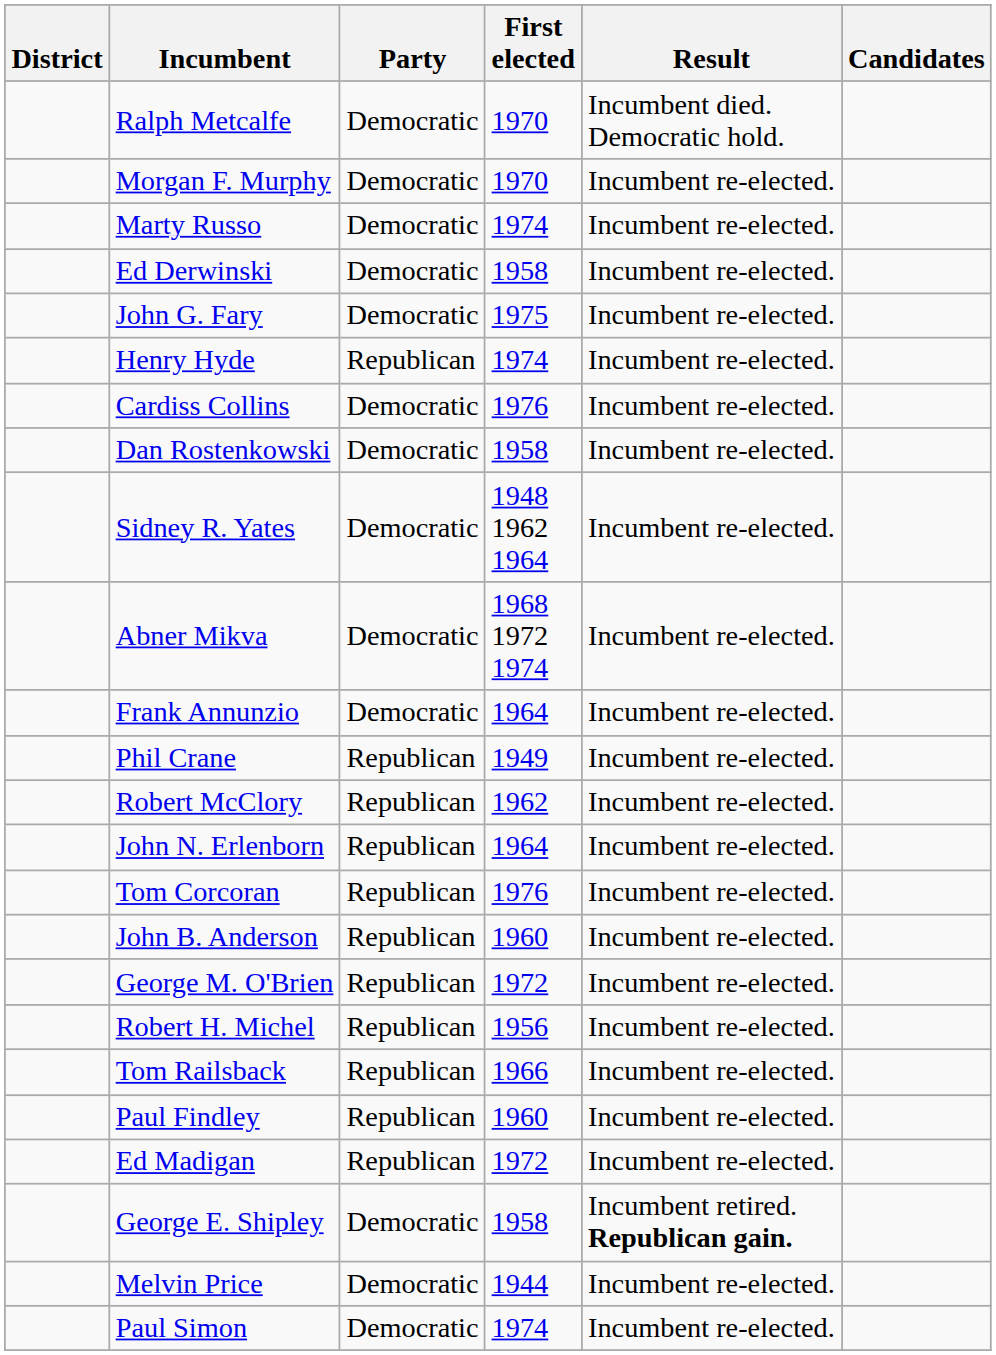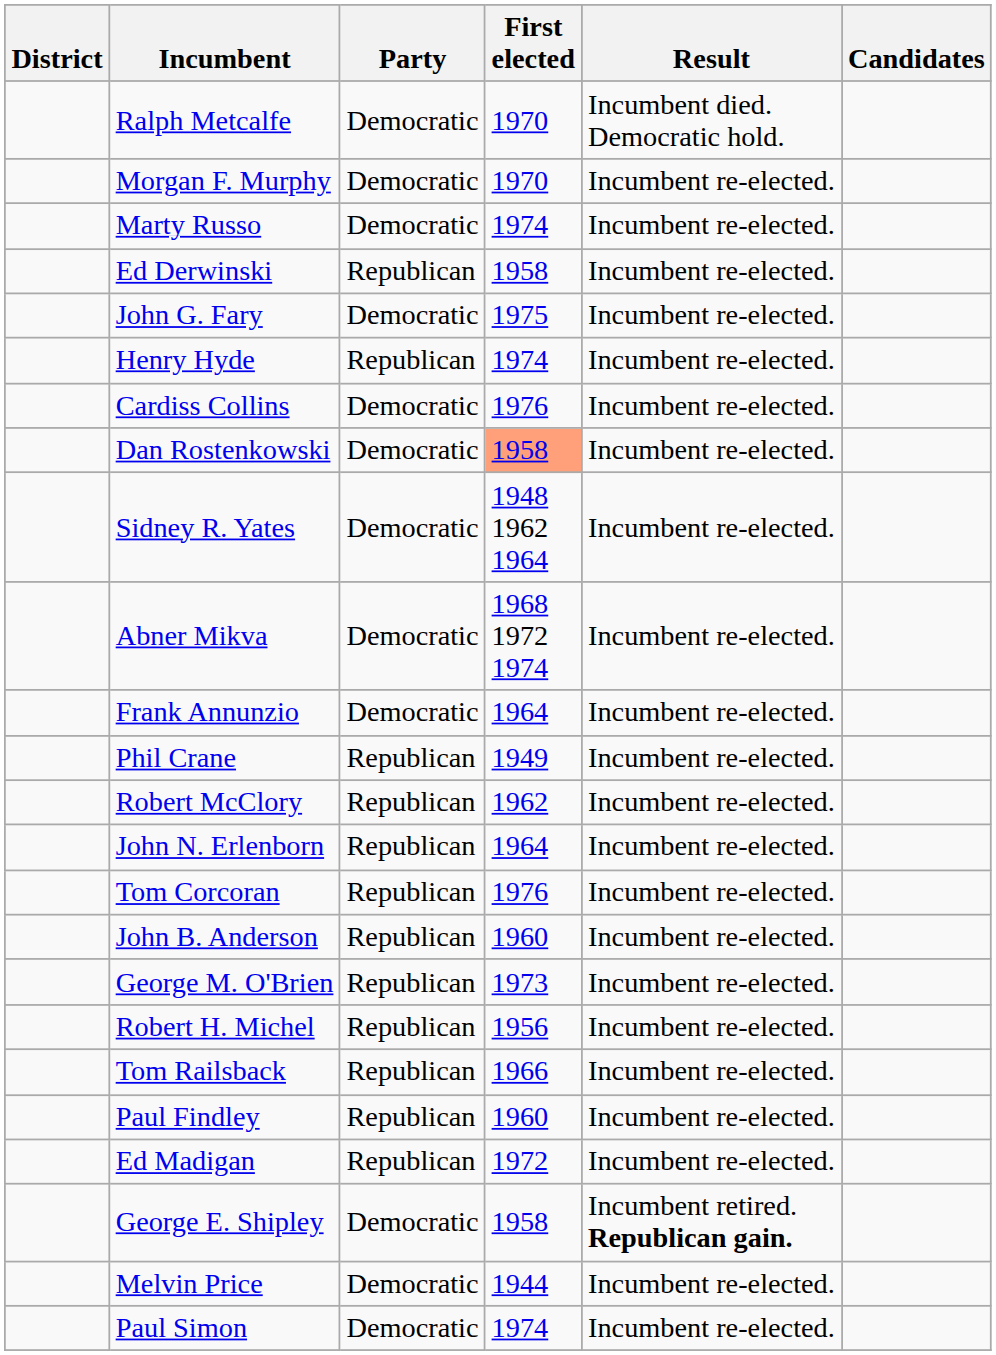(413, 270) Democratic -> (411, 270) Republican
(520, 449) no background -> (520, 449) lightsalmon background
(520, 981) 1972 -> (520, 981) 1973
